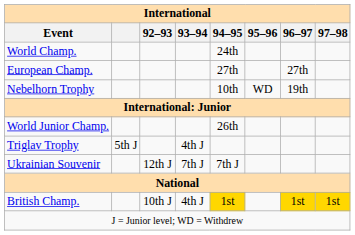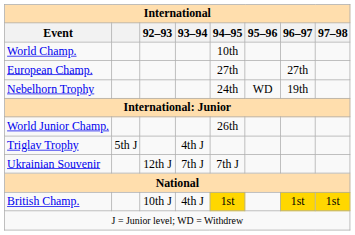(228, 51) 24th -> (228, 51) 10th
(228, 88) 10th -> (228, 88) 24th
